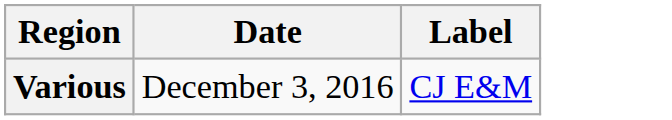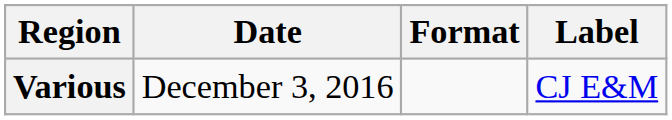+ column: (465, 31)
